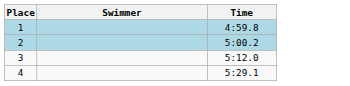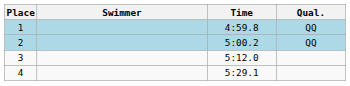+ column: (311, 12)
